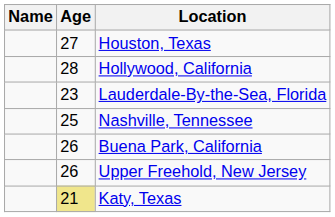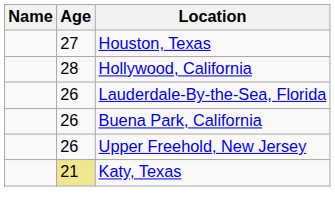(69, 95) 23 -> (69, 95) 26
- row: (176, 120)
